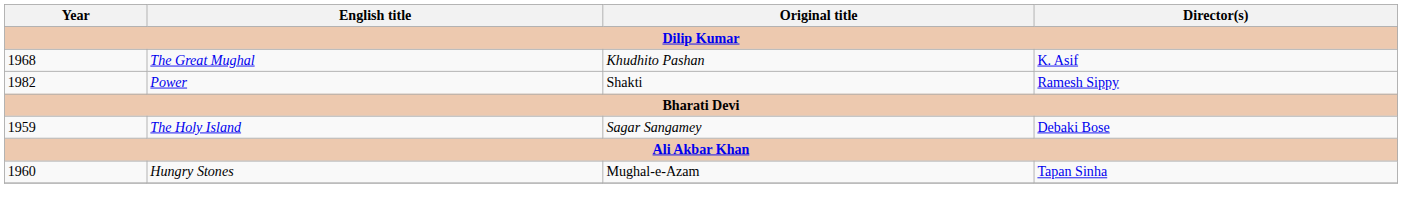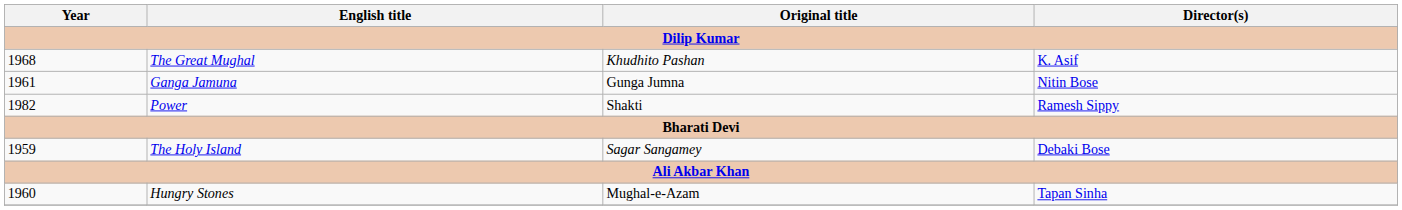+ row: (194, 82)
